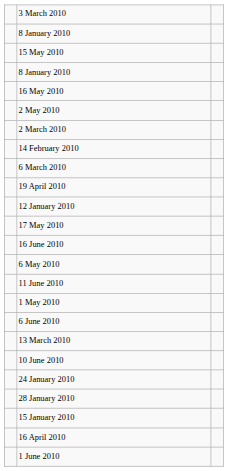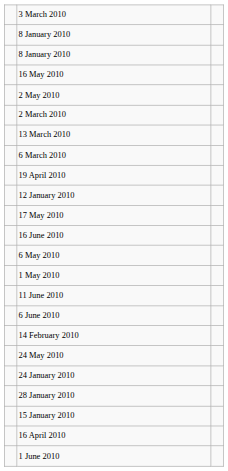- row: (10, 53)
rows swapped: (10, 341) <-> (10, 149)
rows swapped: (10, 284) <-> (10, 303)
- row: (10, 360)
+ row: (10, 356)
